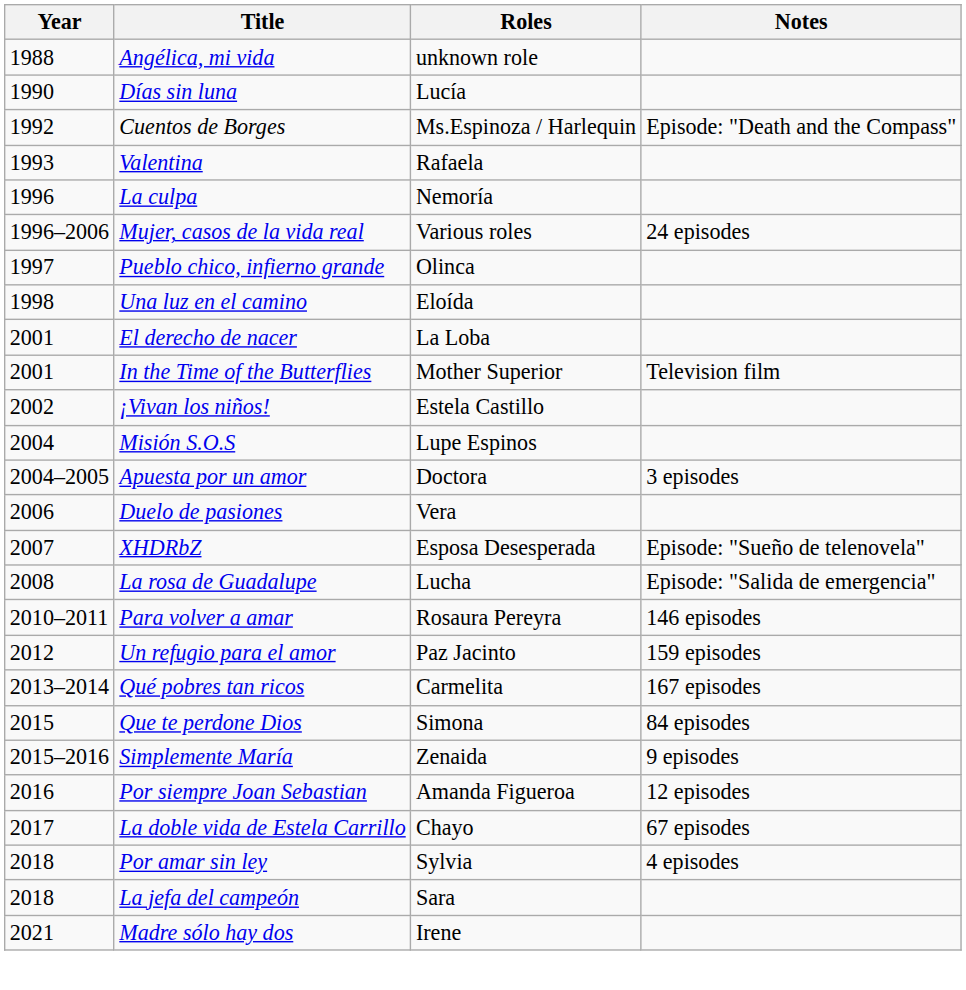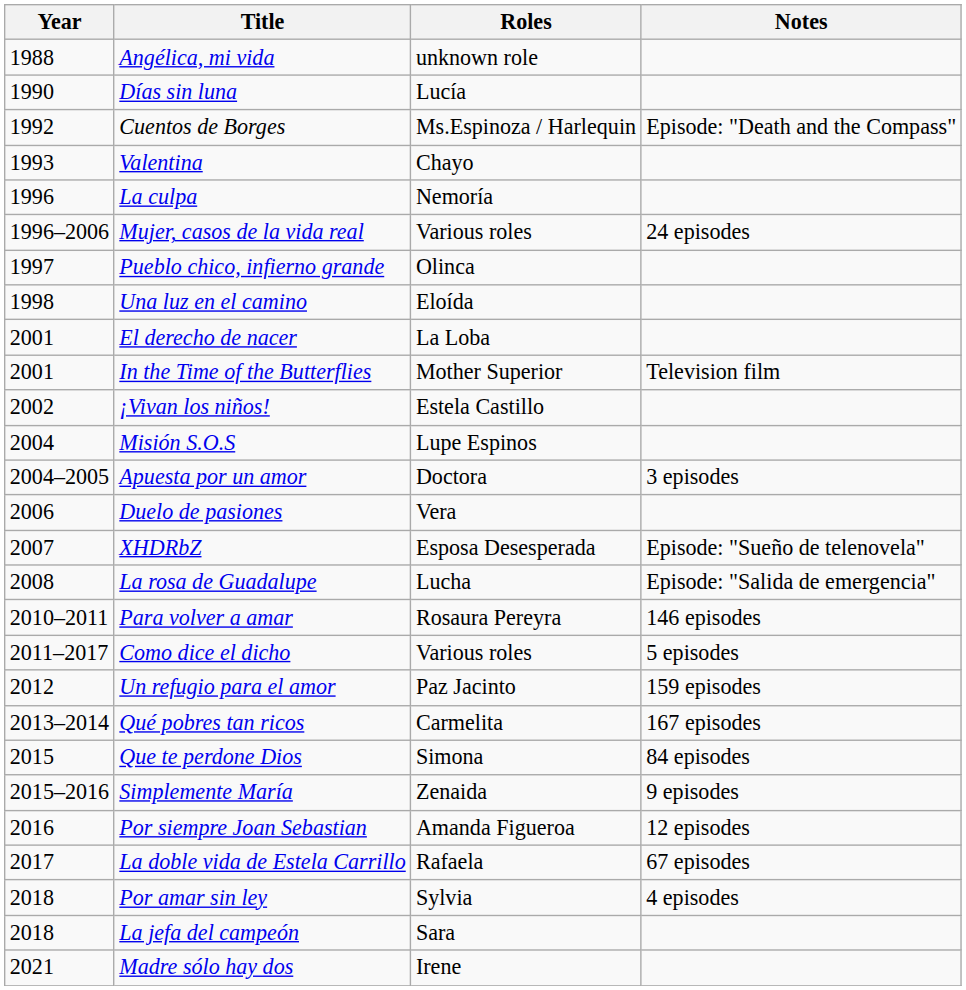(450, 162) Rafaela -> (445, 162) Chayo
+ row: (205, 652)
(445, 827) Chayo -> (450, 862) Rafaela
